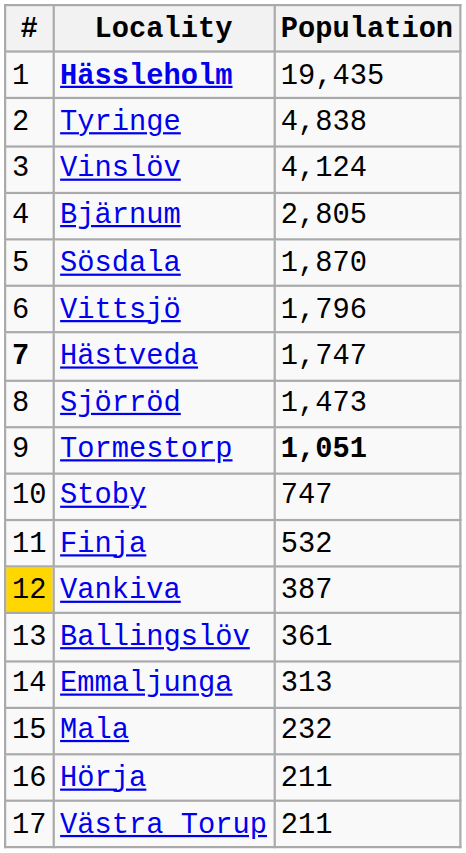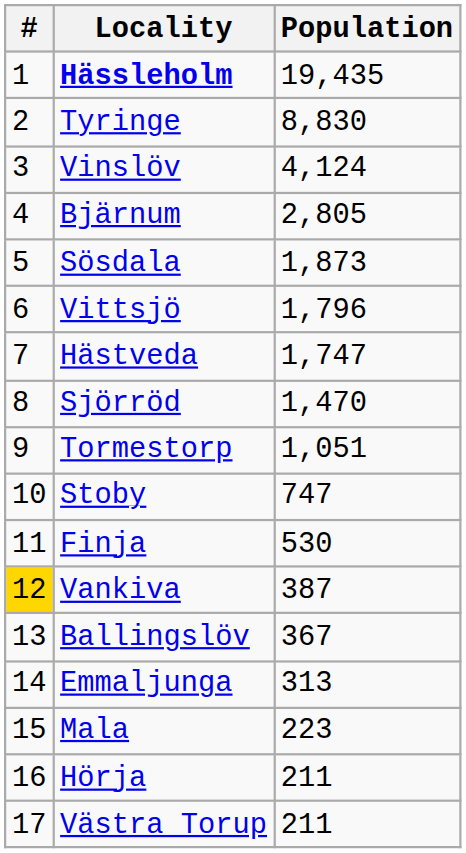(324, 122) 4,838 -> (324, 122) 8,830
(324, 263) 1,870 -> (324, 263) 1,873
(21, 356) bold -> (21, 356) normal
(324, 403) 1,473 -> (324, 403) 1,470
(324, 450) bold -> (324, 450) normal
(307, 544) 532 -> (307, 544) 530
(307, 637) 361 -> (307, 637) 367
(307, 731) 232 -> (307, 731) 223
